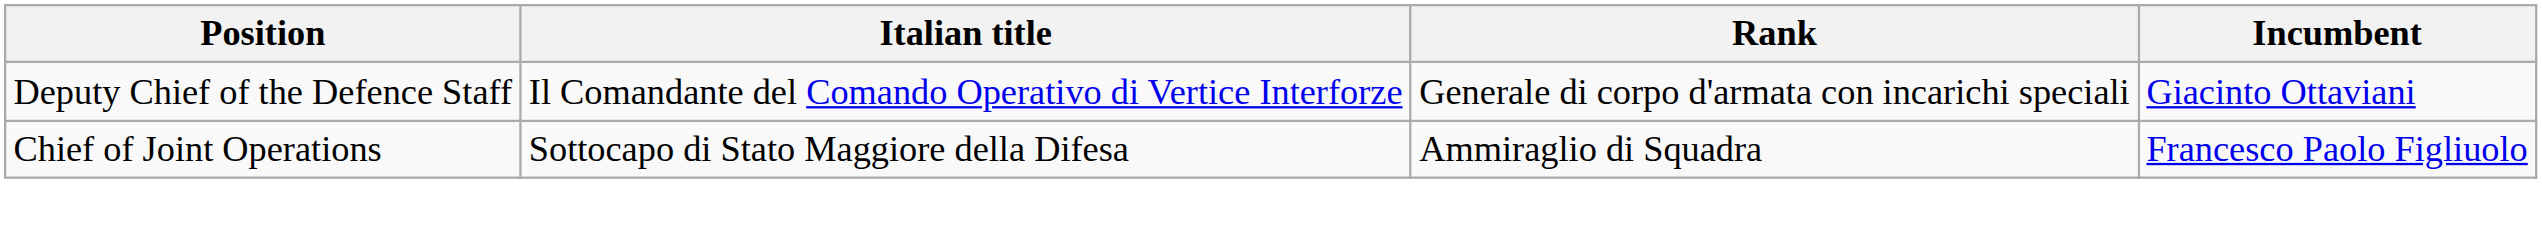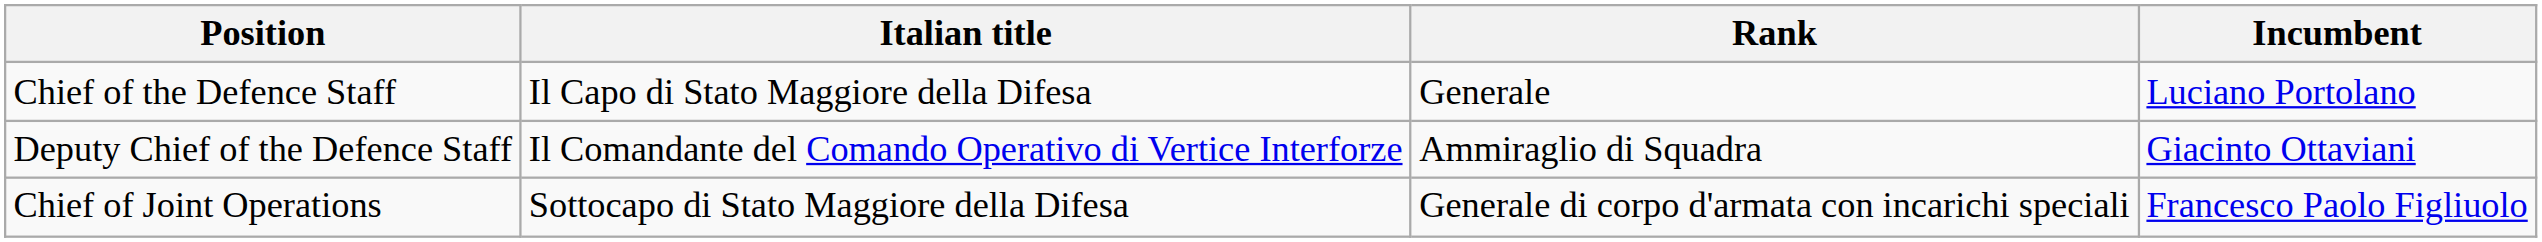+ row: (205, 90)
(1774, 90) Generale di corpo d'armata con incarichi speciali -> (1591, 148) Ammiraglio di Squadra
(1591, 148) Ammiraglio di Squadra -> (1774, 206) Generale di corpo d'armata con incarichi speciali
